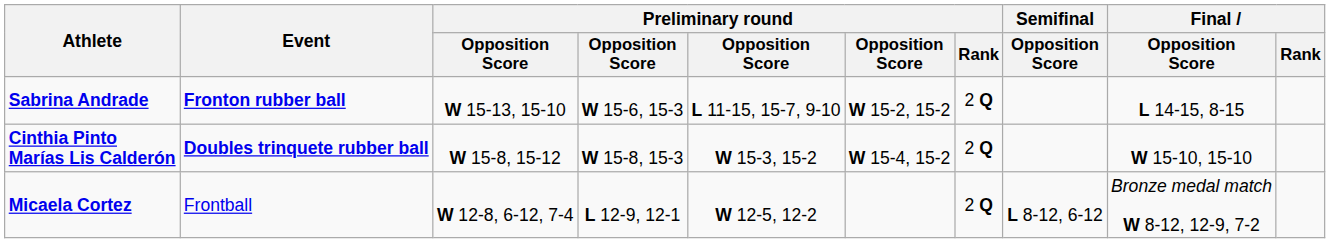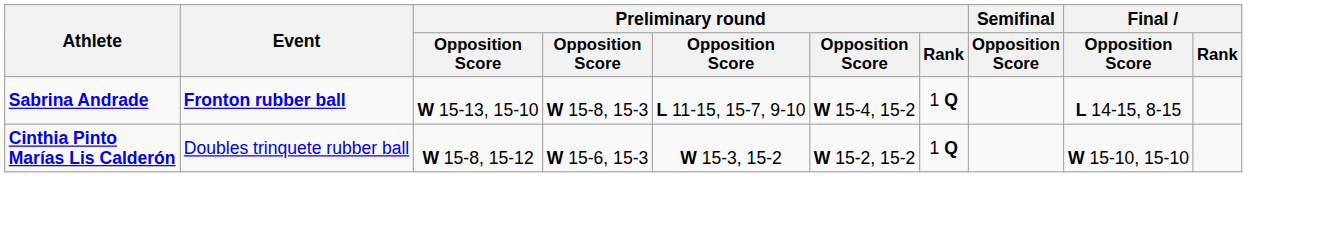(633, 111) W 15-6, 15-3 -> (598, 111) W 15-8, 15-3
(900, 111) W 15-2, 15-2 -> (865, 111) W 15-4, 15-2
(979, 101) 2 Q -> (944, 101) 1 Q
(306, 148) bold -> (297, 148) normal
(633, 158) W 15-8, 15-3 -> (598, 158) W 15-6, 15-3
(900, 158) W 15-4, 15-2 -> (865, 158) W 15-2, 15-2
(979, 148) 2 Q -> (944, 148) 1 Q
- row: (70, 205)
